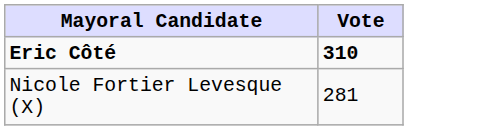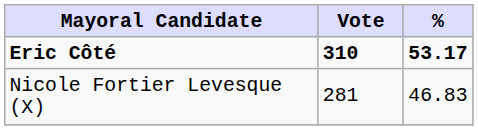+ column: (438, 21)
